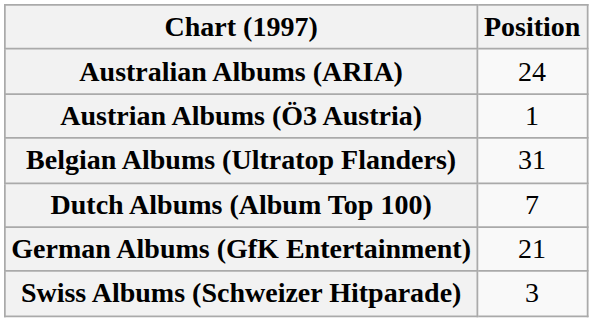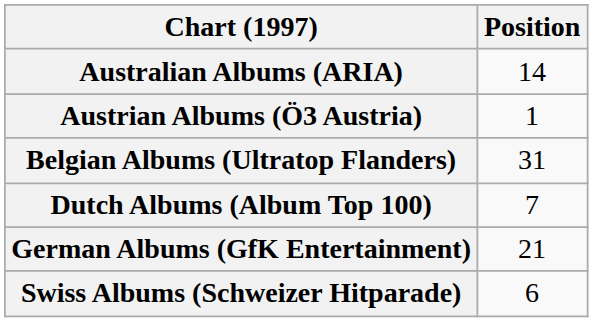(532, 71) 24 -> (532, 71) 14
(532, 293) 3 -> (532, 293) 6
